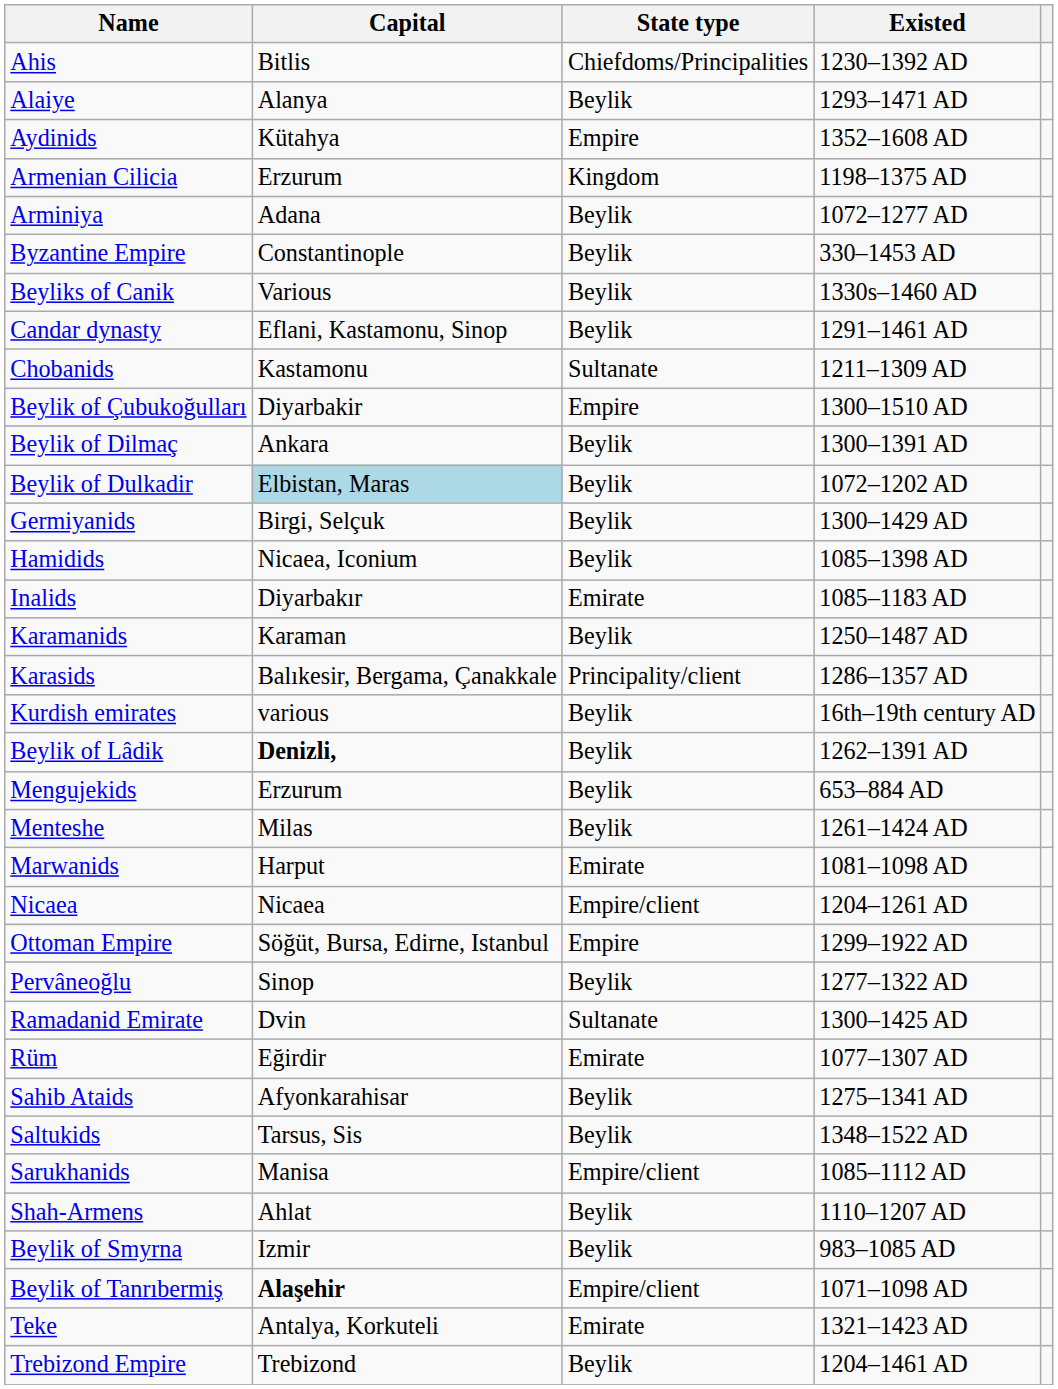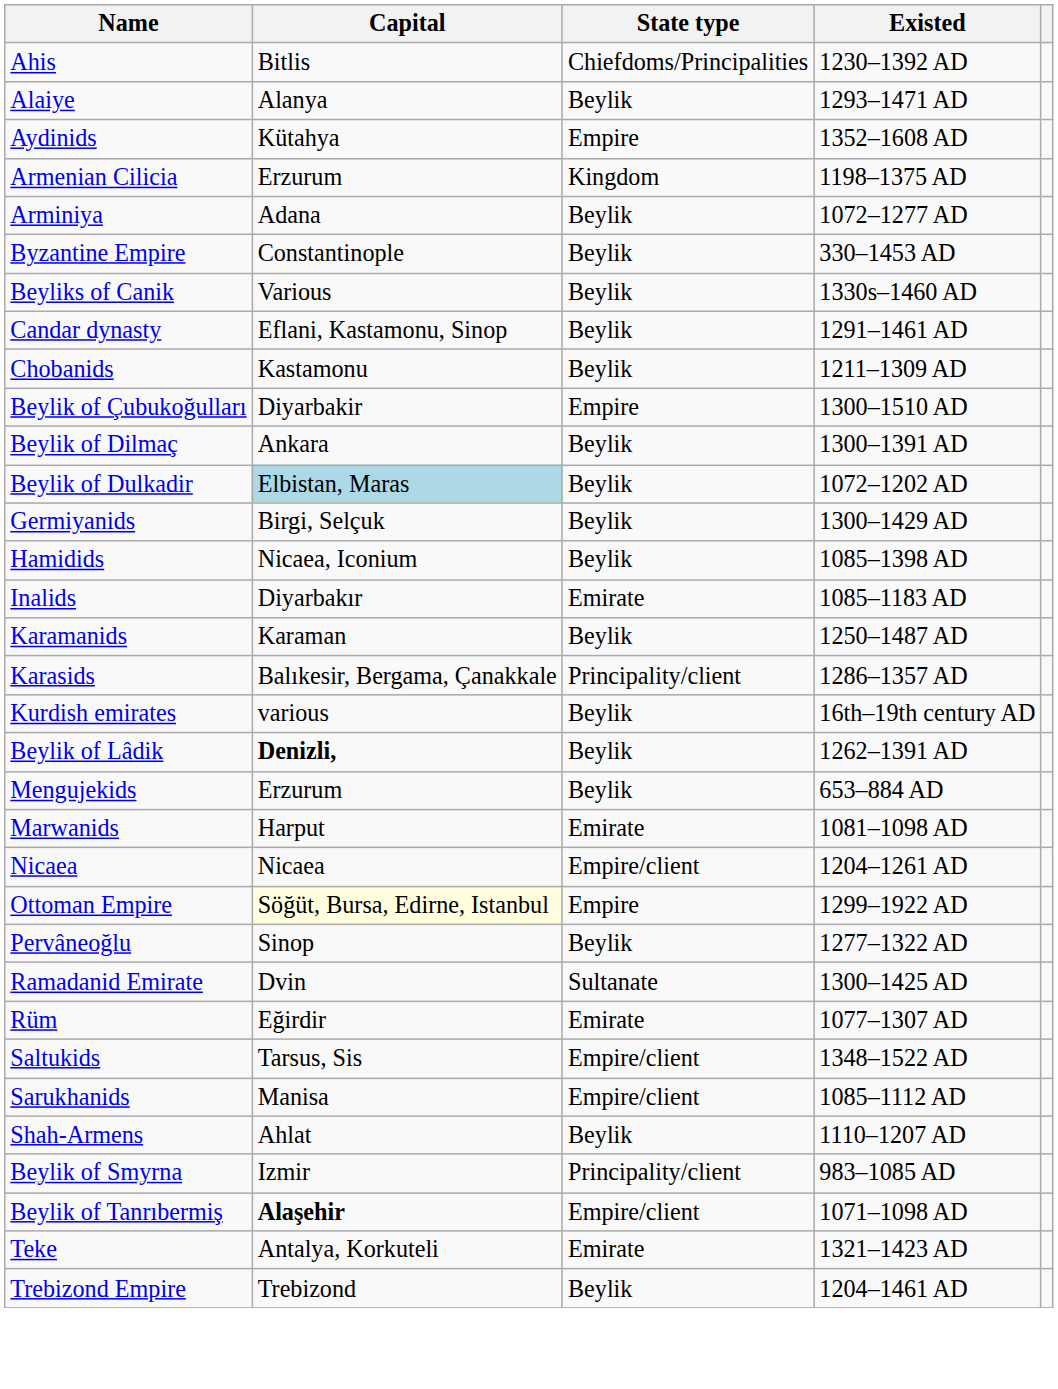(613, 368) Sultanate -> (600, 368) Beylik
- row: (57, 828)
(403, 943) no background -> (403, 904) lightyellow background
- row: (72, 1096)
(600, 1134) Beylik -> (634, 1058) Empire/client
(600, 1249) Beylik -> (655, 1173) Principality/client
